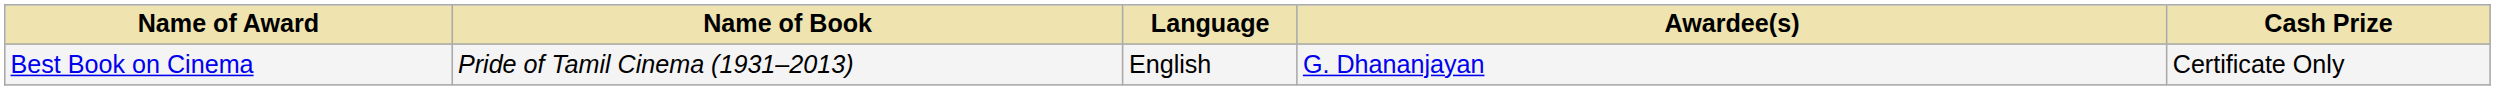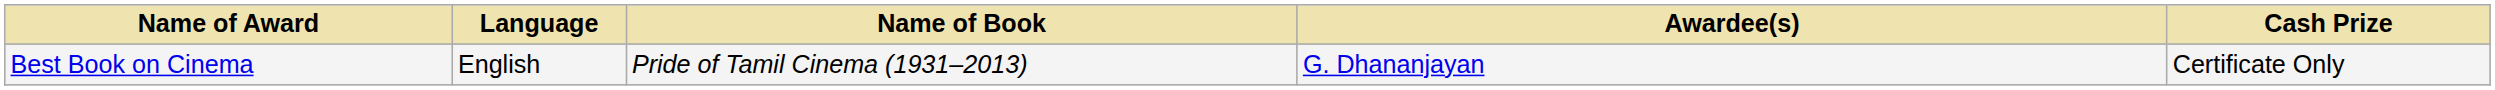columns swapped: (788, 24) <-> (1210, 24)
